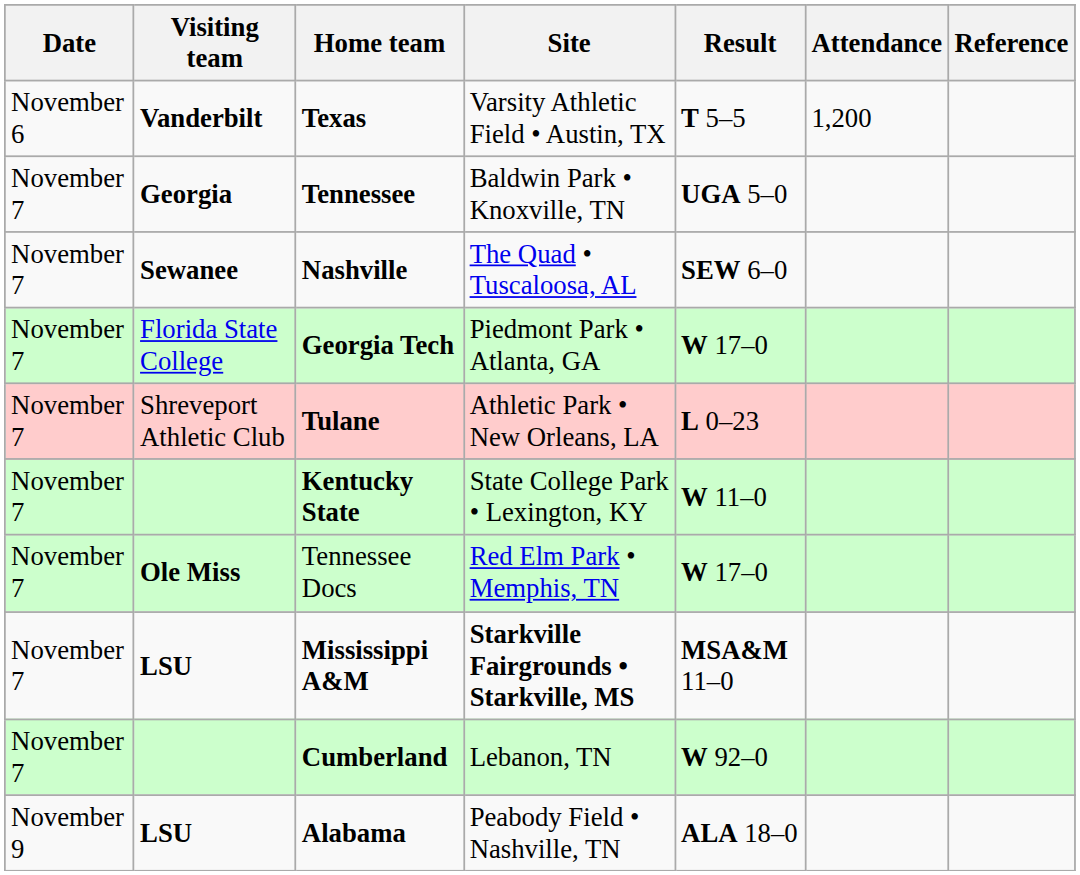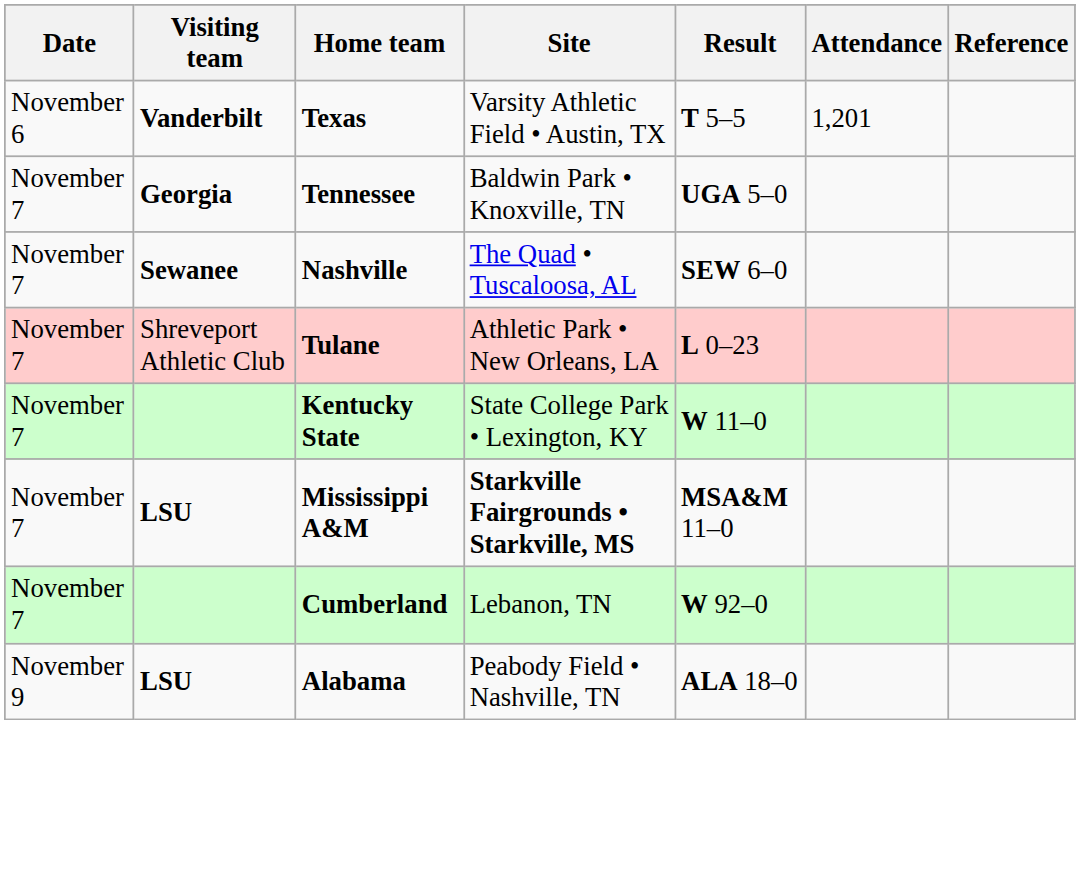(841, 118) 1,200 -> (841, 118) 1,201
- row: (378, 345)
- row: (357, 573)
